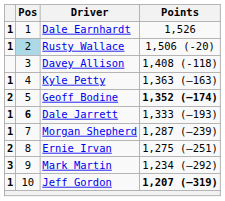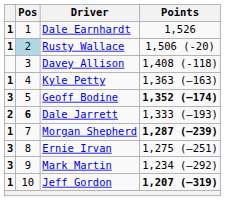(10, 98) 2 -> (10, 98) 3
(10, 115) 1 -> (10, 115) 2
(180, 132) normal -> (180, 132) bold
(10, 149) 2 -> (10, 149) 3
